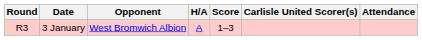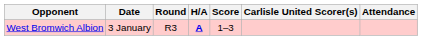columns swapped: (22, 12) <-> (138, 12)
(199, 27) normal -> (199, 27) bold
